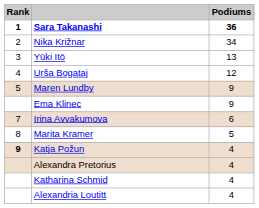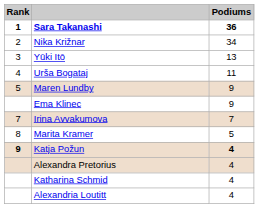(231, 73) 12 -> (231, 73) 11
(231, 119) 6 -> (231, 119) 7
(231, 149) normal -> (231, 149) bold
